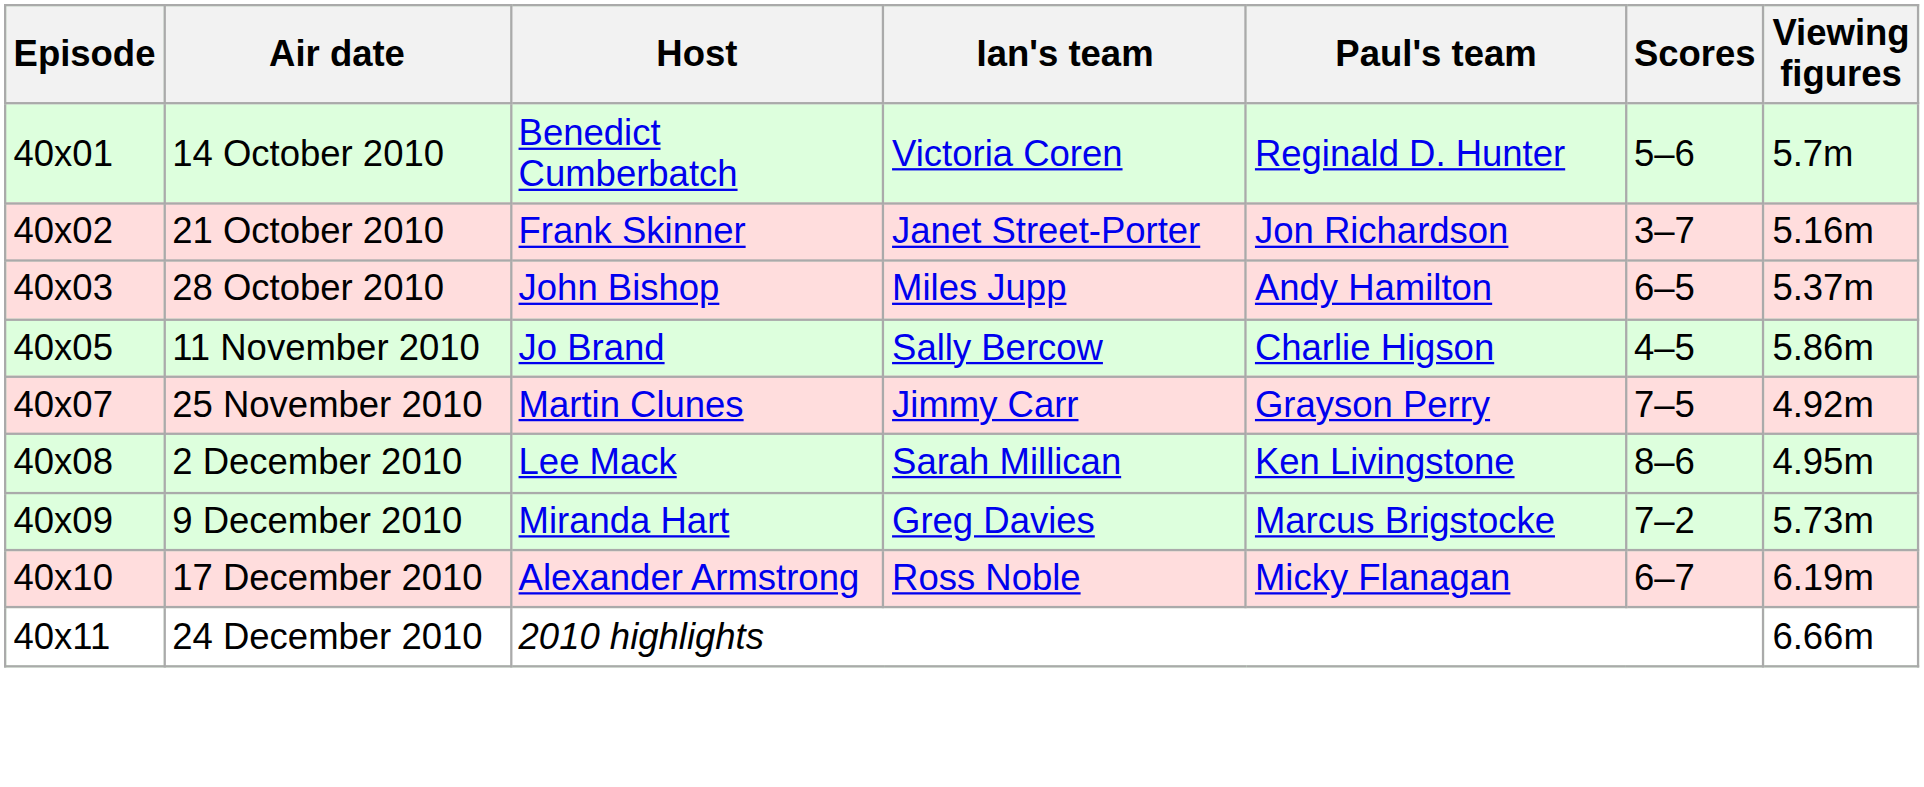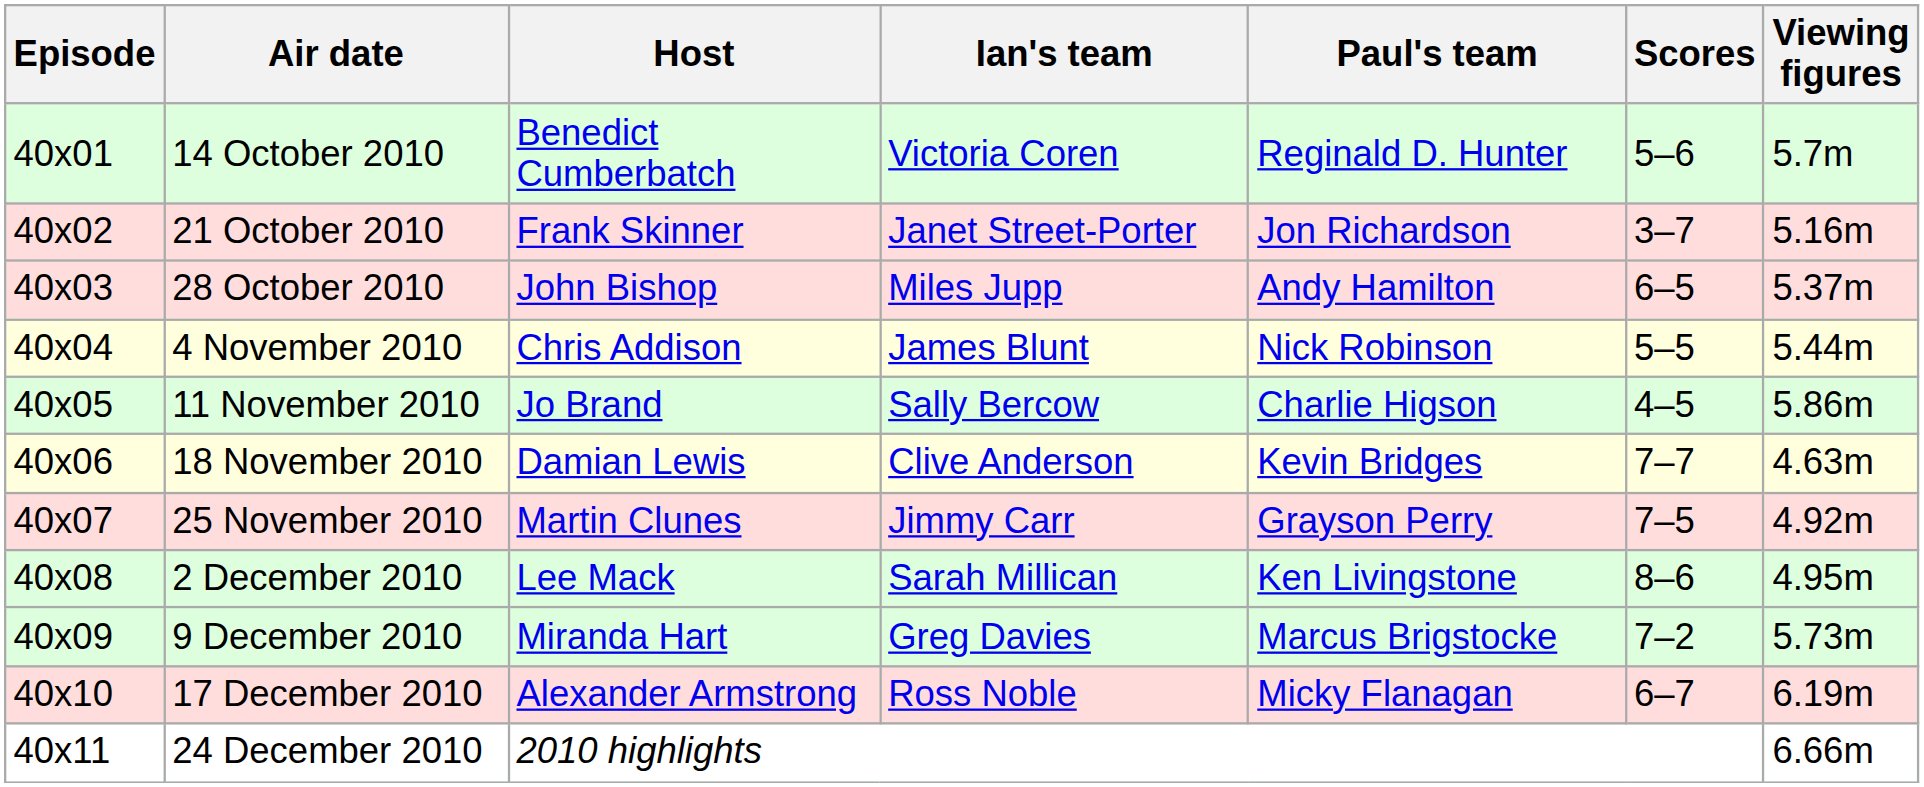+ row: (317, 346)
+ row: (327, 462)
